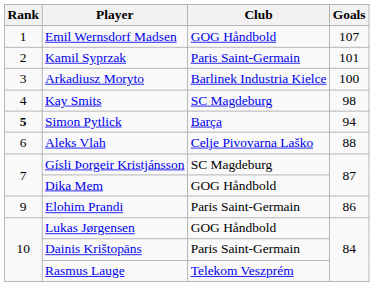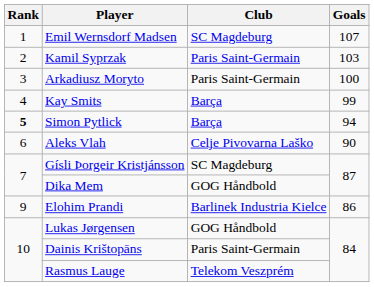(233, 36) GOG Håndbold -> (231, 36) SC Magdeburg
(349, 57) 101 -> (349, 57) 103
(259, 79) Barlinek Industria Kielce -> (245, 79) Paris Saint-Germain
(231, 100) SC Magdeburg -> (206, 100) Barça
(349, 100) 98 -> (349, 100) 99
(349, 143) 88 -> (349, 143) 90
(245, 206) Paris Saint-Germain -> (259, 206) Barlinek Industria Kielce
